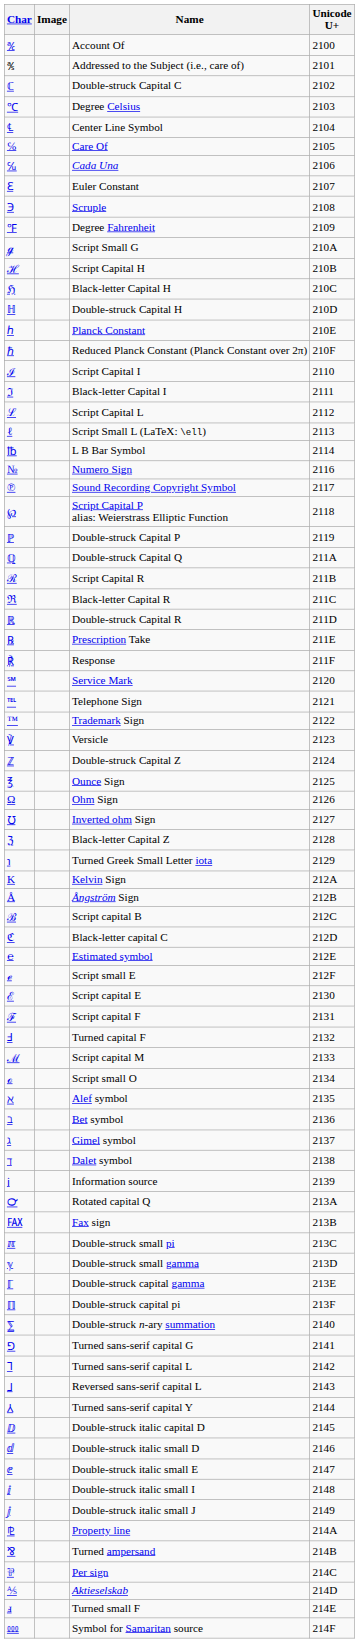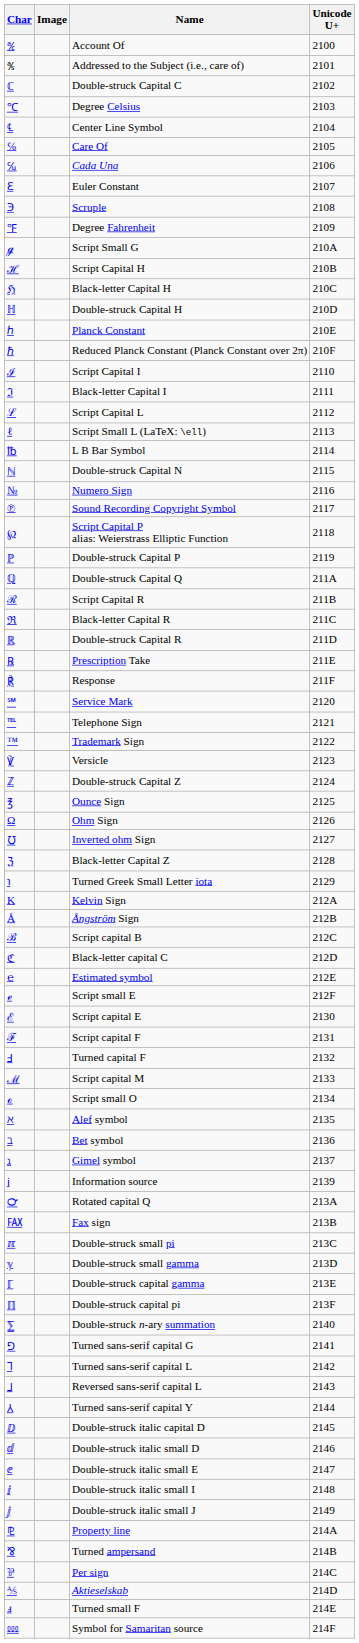+ row: (127, 471)
- row: (102, 1160)
